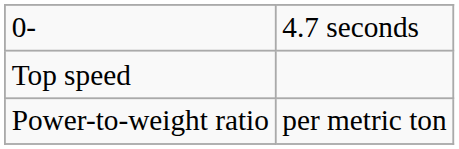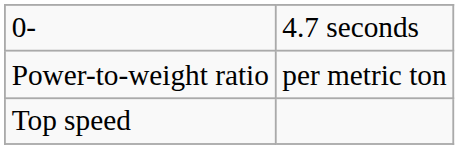rows swapped: (71, 74) <-> (140, 120)
